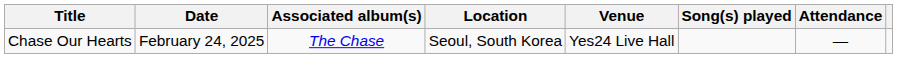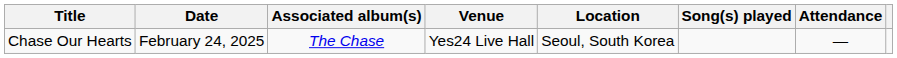columns swapped: (495, 16) <-> (622, 16)
